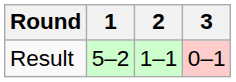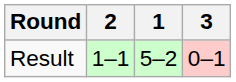columns swapped: (111, 22) <-> (159, 22)
